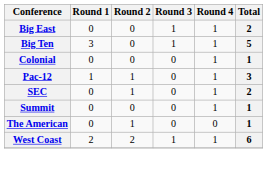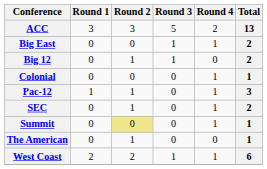+ row: (37, 28)
- row: (37, 44)
+ row: (37, 60)
(132, 108) no background -> (132, 124) khaki background
